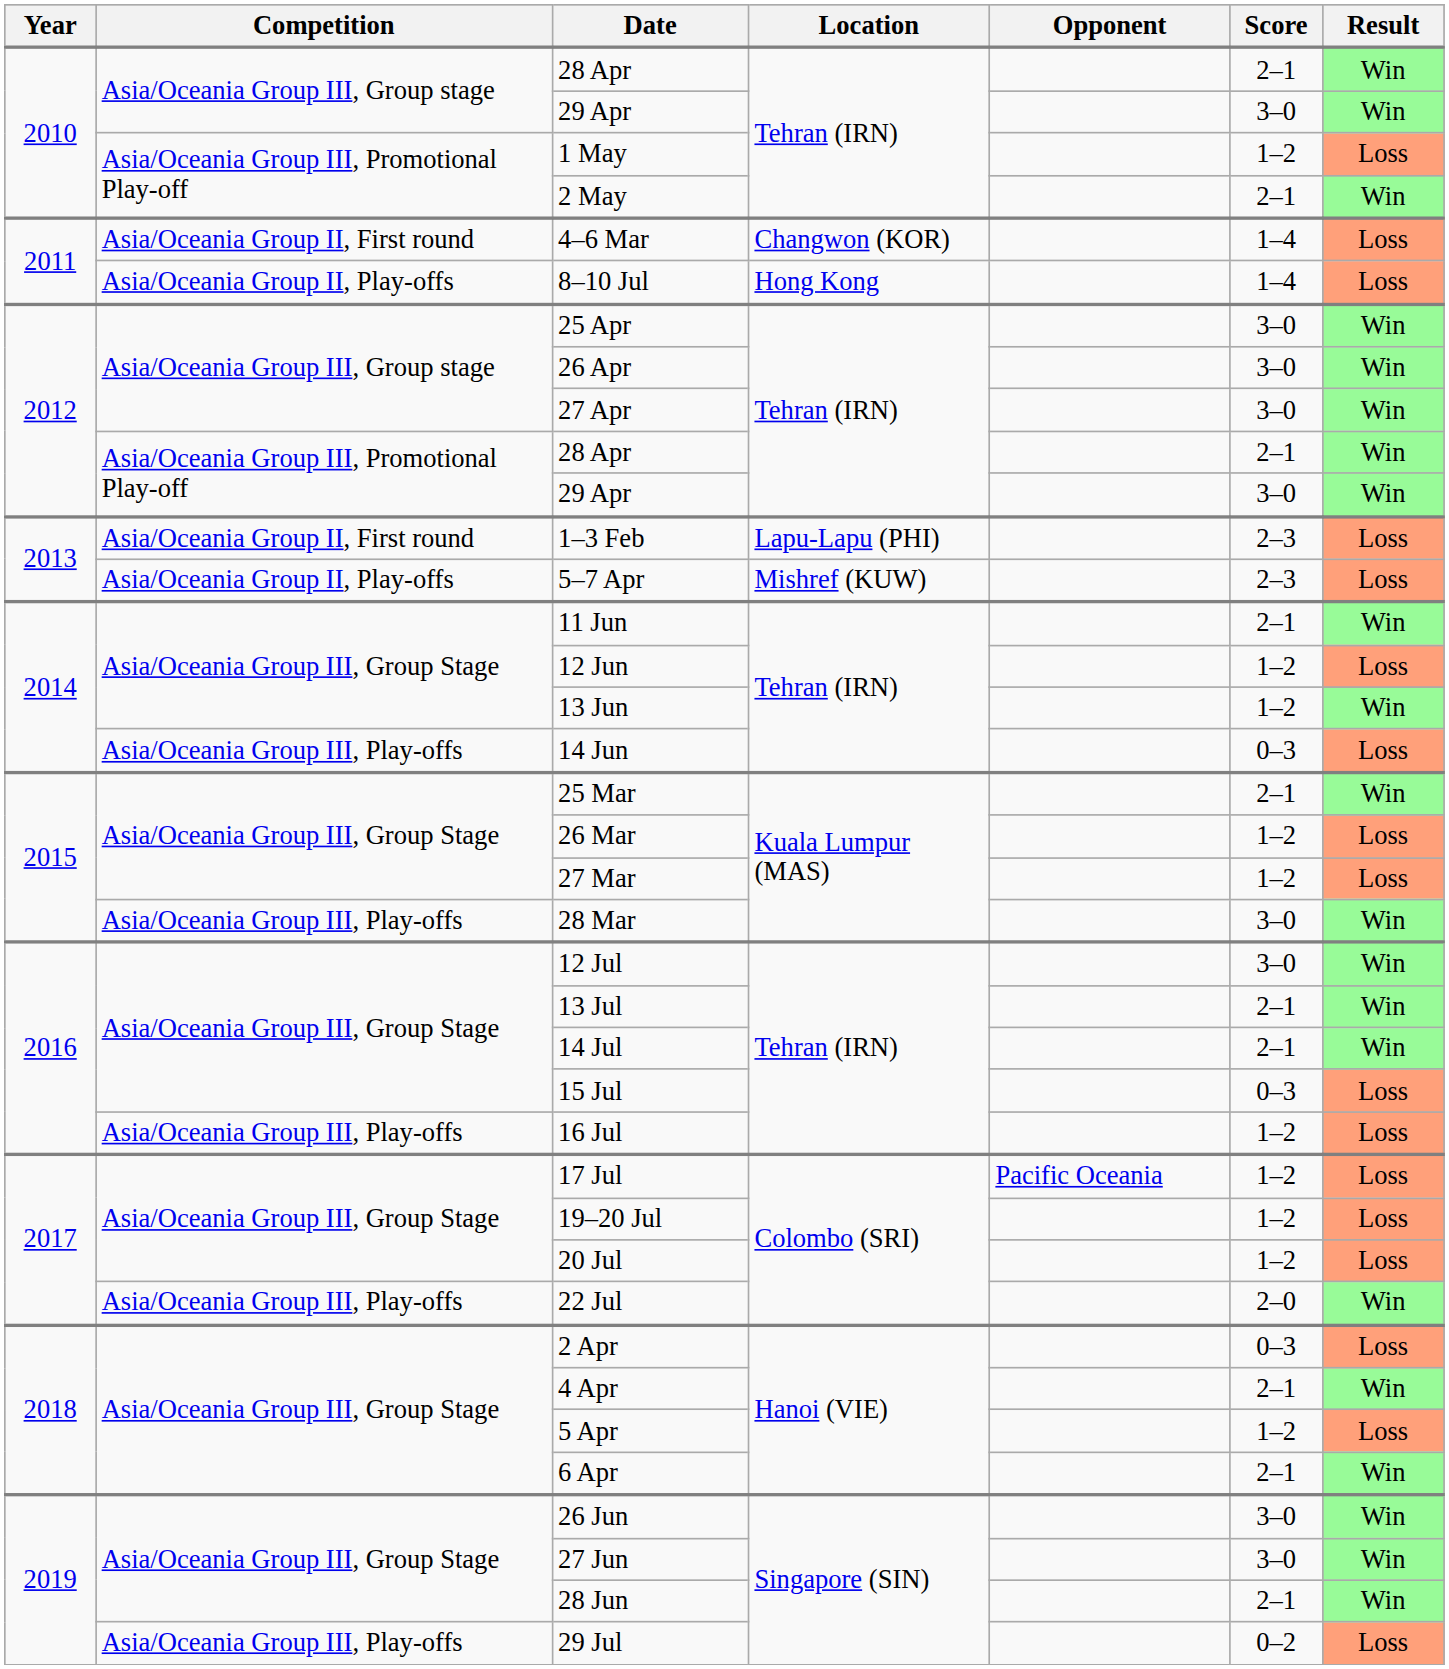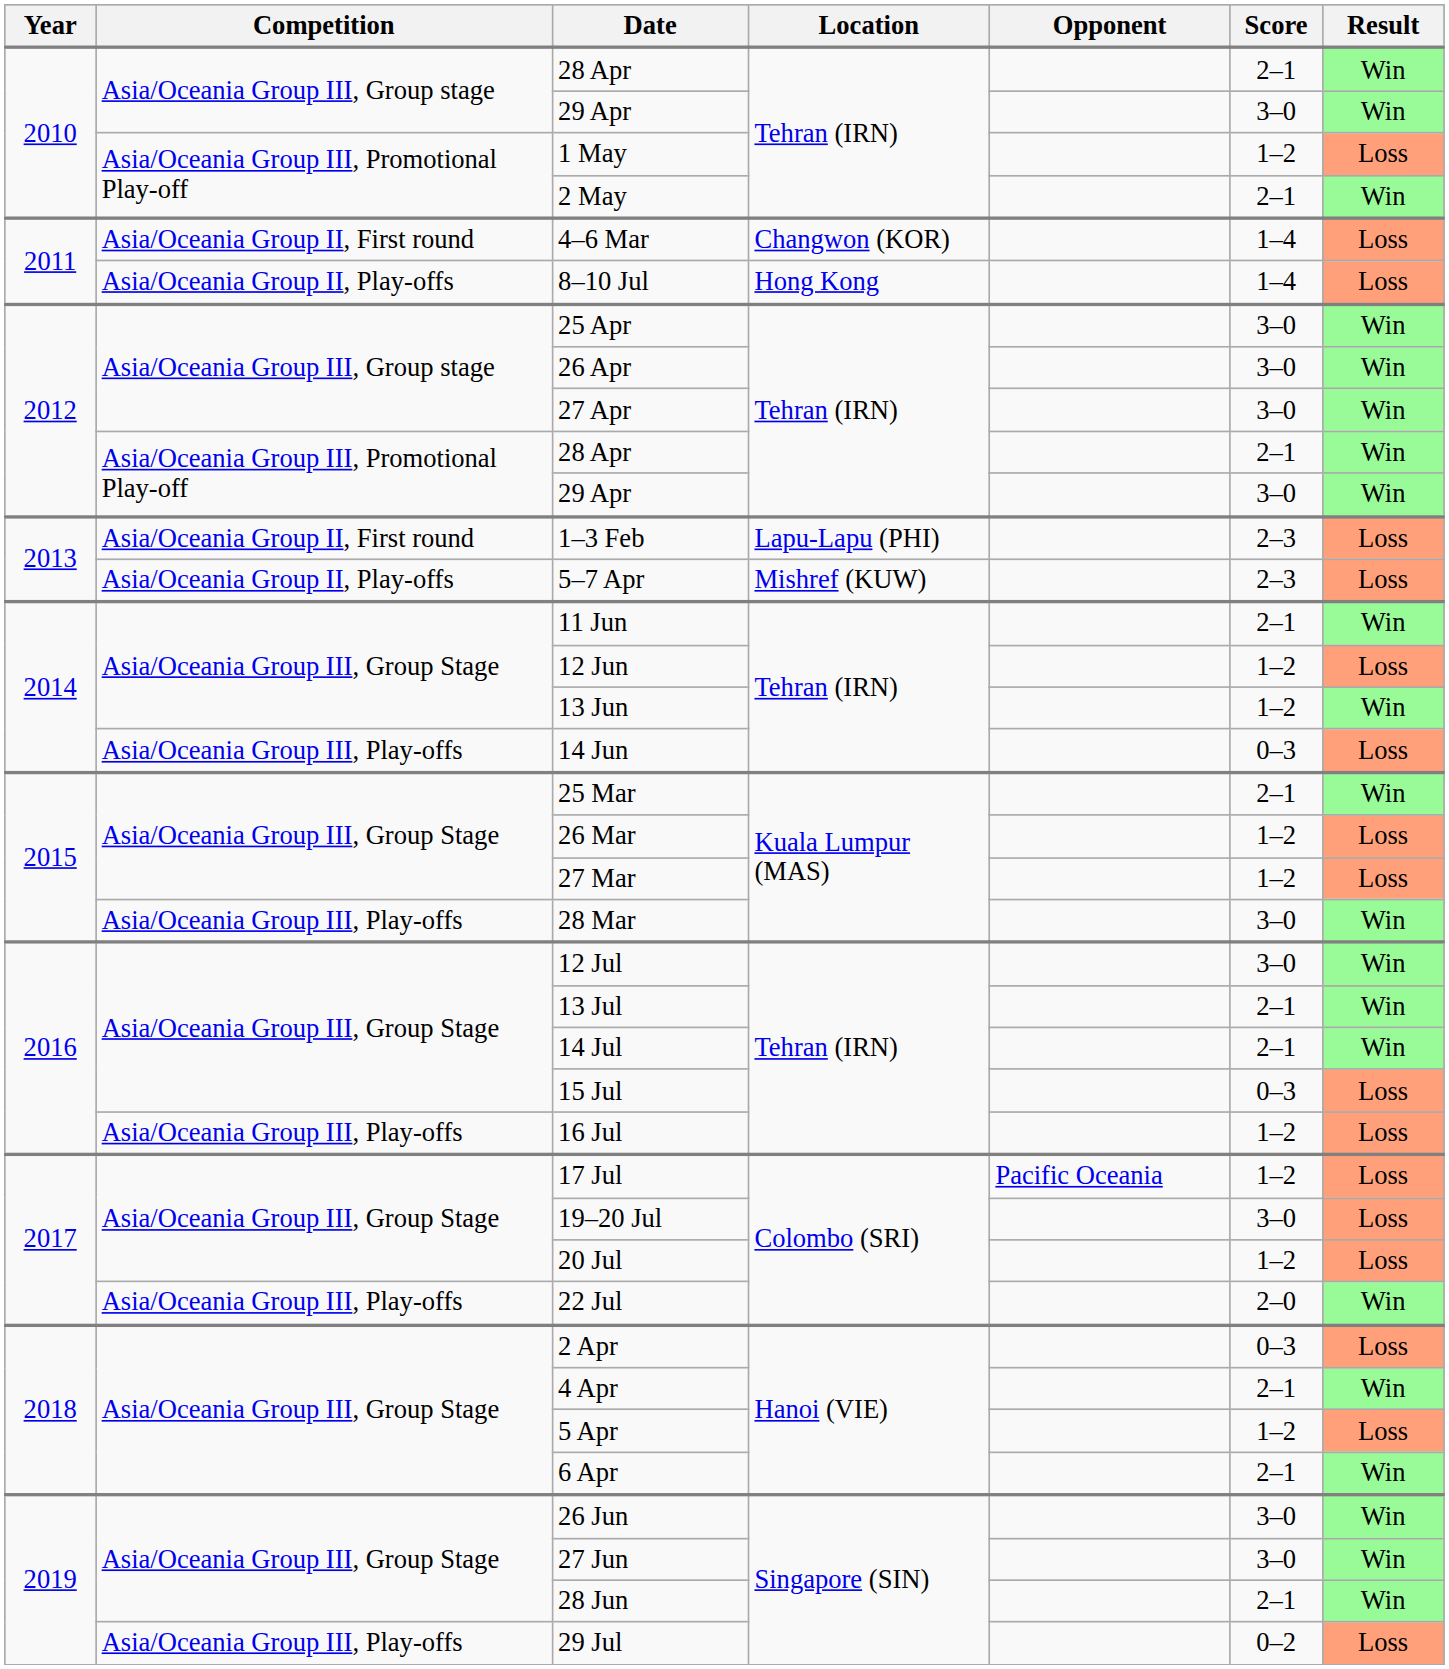(1276, 1218) 1–2 -> (1276, 1218) 3–0
